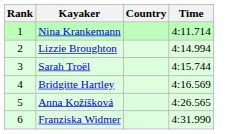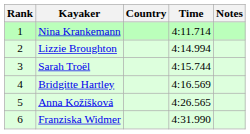+ column: (229, 13)
